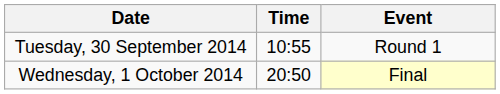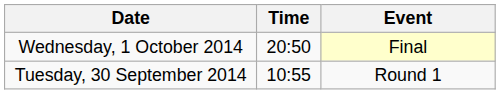rows swapped: (131, 46) <-> (131, 74)
